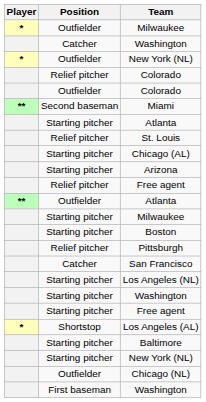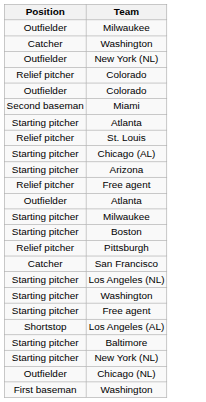- column: (21, 12)
